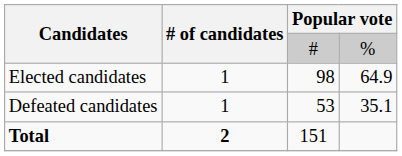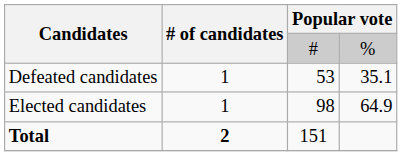rows swapped: (78, 77) <-> (83, 106)
